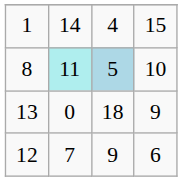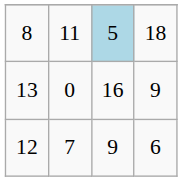- row: (27, 25)
(70, 68) paleturquoise background -> (70, 33) no background
(155, 68) 10 -> (155, 33) 18
(113, 111) 18 -> (113, 90) 16
